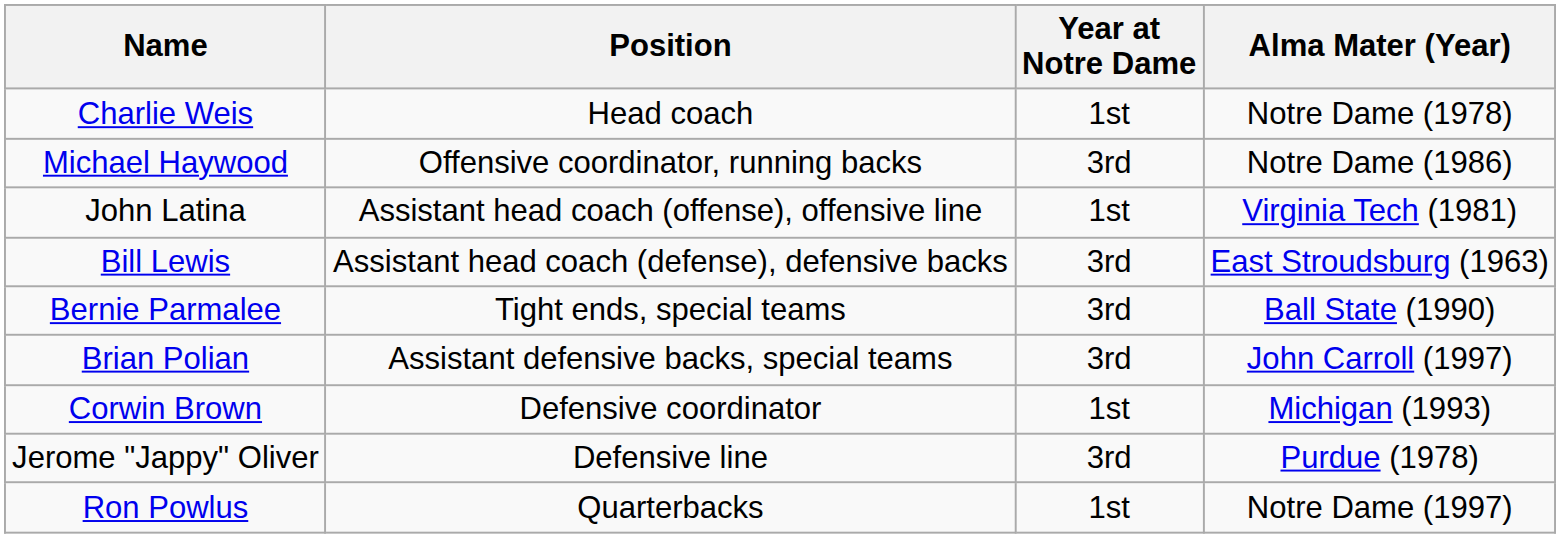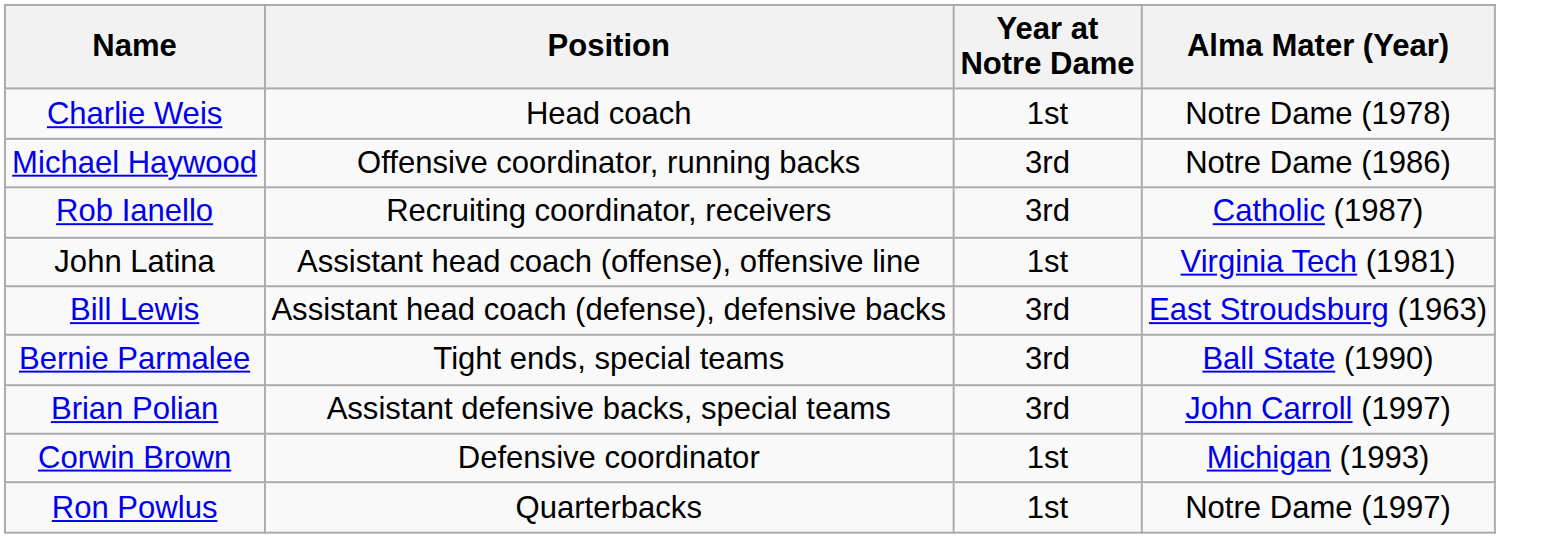+ row: (135, 211)
- row: (165, 457)
